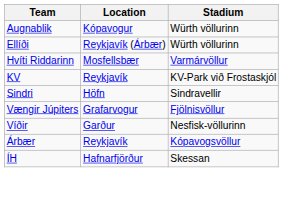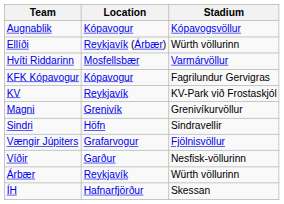(204, 28) Würth völlurinn -> (206, 28) Kópavogsvöllur
+ row: (43, 77)
+ row: (21, 110)
(205, 142) Kópavogsvöllur -> (205, 175) Würth völlurinn
